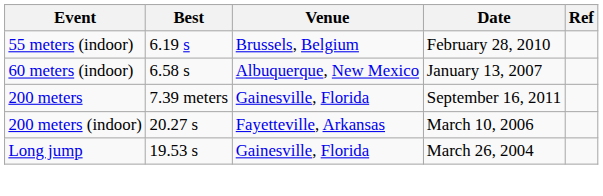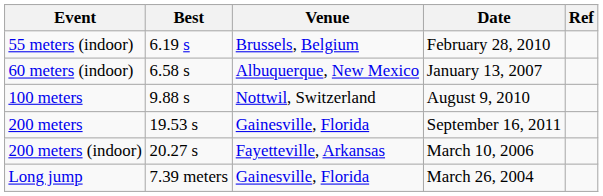+ row: (45, 97)
(189, 97) 7.39 meters -> (174, 124) 19.53 s
(174, 151) 19.53 s -> (189, 177) 7.39 meters
